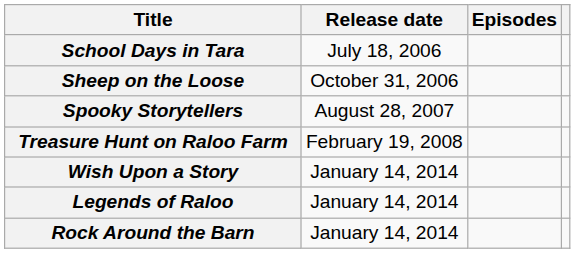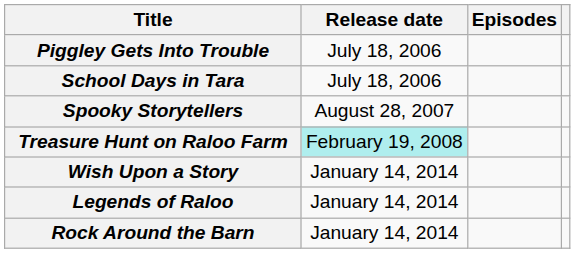+ row: (153, 50)
- row: (153, 80)
(384, 141) no background -> (384, 141) paleturquoise background
